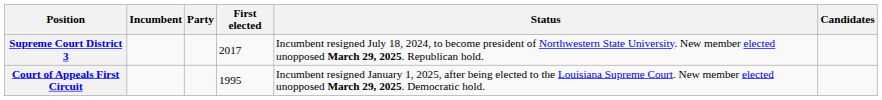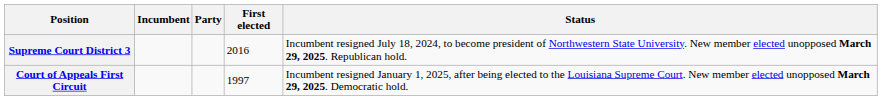- column: (848, 19)
(230, 50) 2017 -> (238, 50) 2016
(230, 80) 1995 -> (238, 80) 1997
